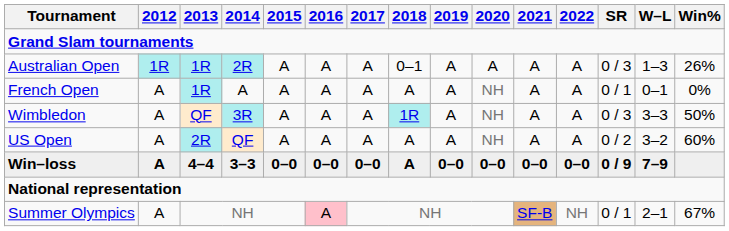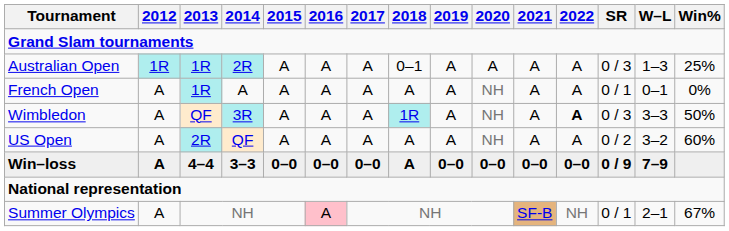(700, 66) 26% -> (700, 66) 25%
(577, 115) normal -> (577, 115) bold
